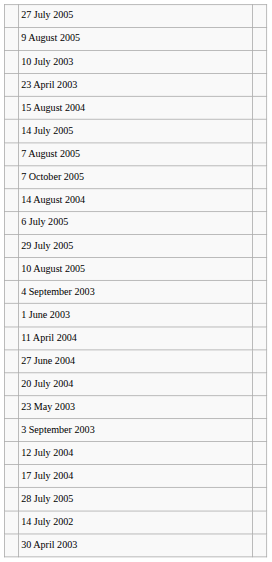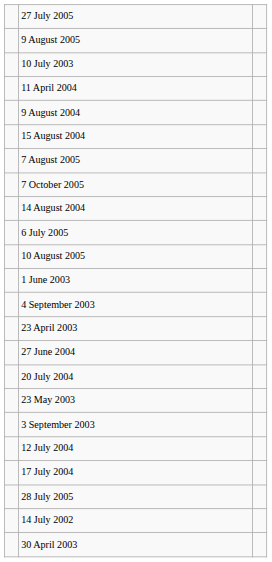rows swapped: (49, 338) <-> (49, 85)
+ row: (51, 112)
- row: (47, 131)
- row: (47, 246)
rows swapped: (46, 315) <-> (58, 292)
